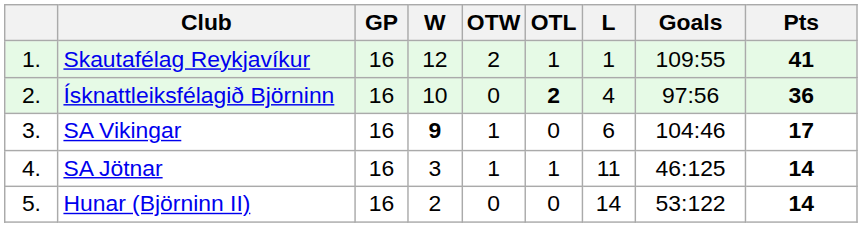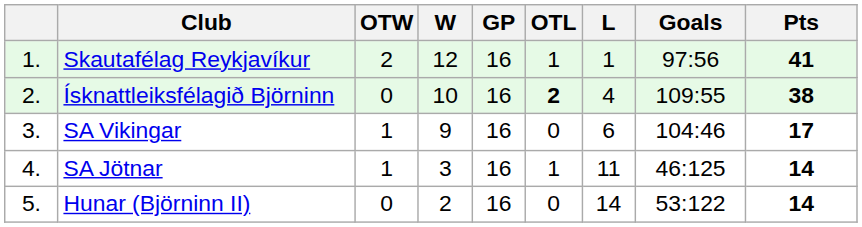columns swapped: (381, 22) <-> (494, 22)
(691, 58) 109:55 -> (691, 58) 97:56
(691, 95) 97:56 -> (691, 95) 109:55
(801, 95) 36 -> (801, 95) 38
(435, 131) bold -> (445, 131) normal
